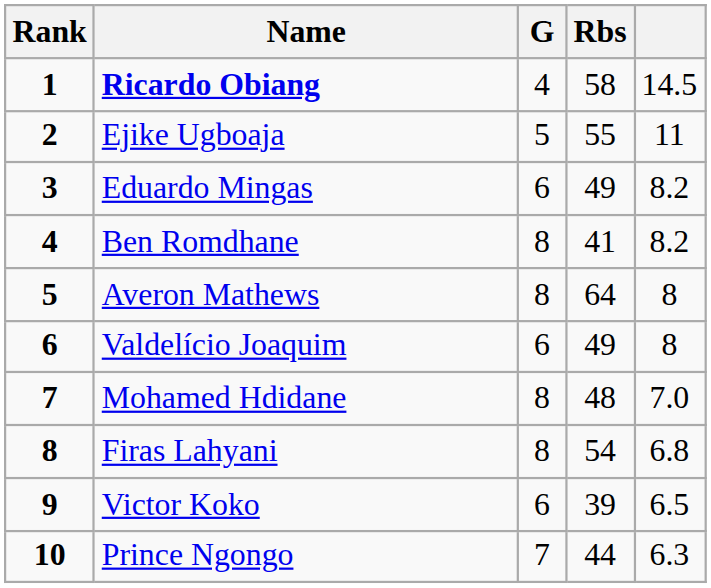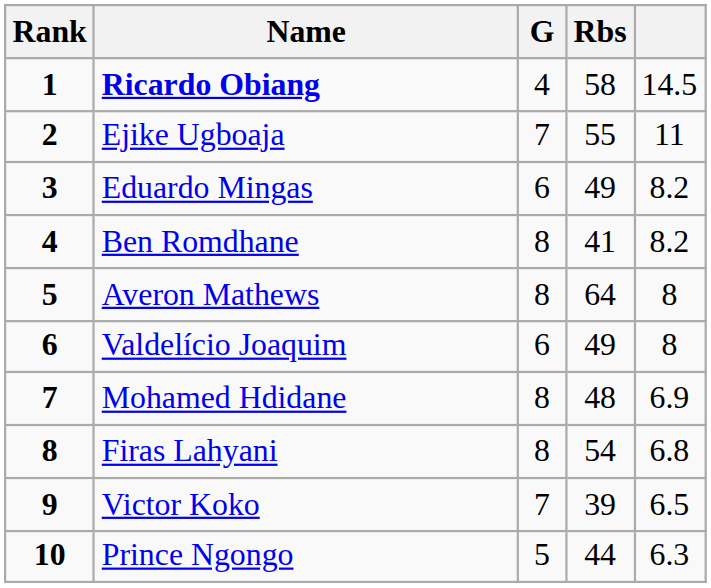(542, 136) 5 -> (542, 136) 7
(669, 398) 7.0 -> (669, 398) 6.9
(542, 503) 6 -> (542, 503) 7
(542, 556) 7 -> (542, 556) 5
